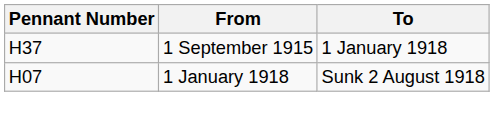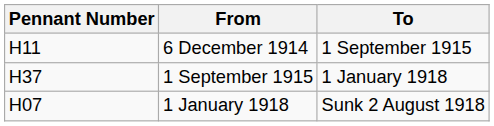+ row: (236, 47)
